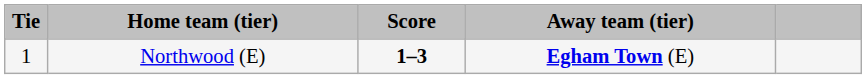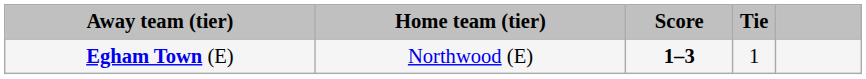columns swapped: (26, 21) <-> (620, 21)
